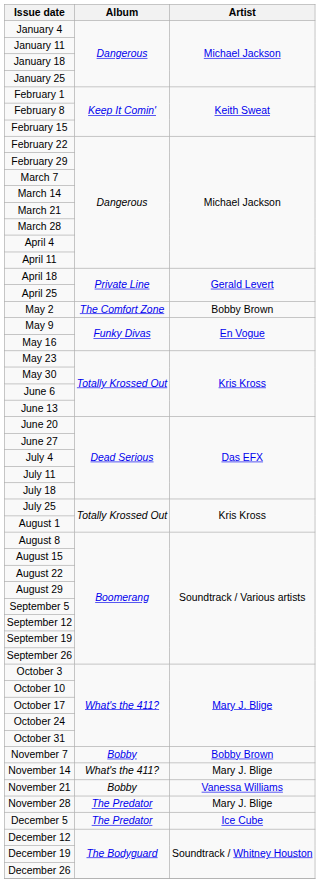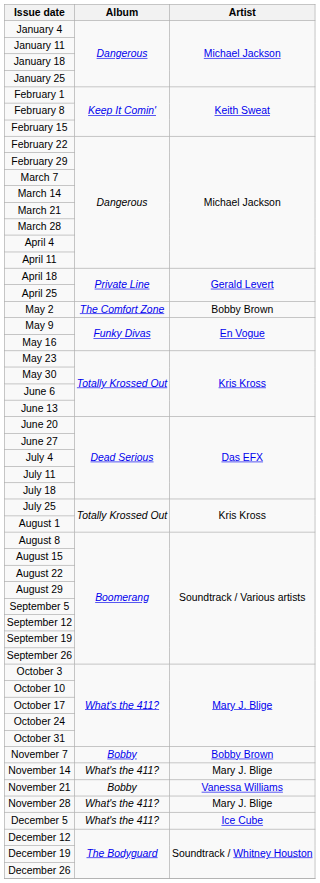(122, 804) The Predator -> (122, 804) What's the 411?
(122, 820) The Predator -> (122, 820) What's the 411?
